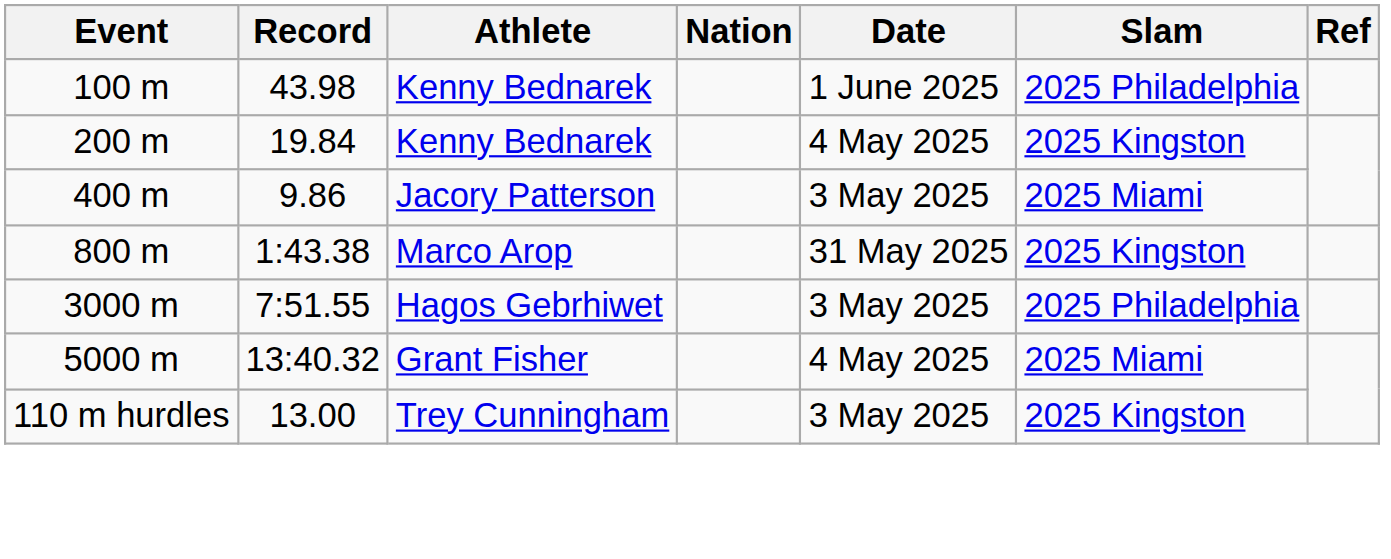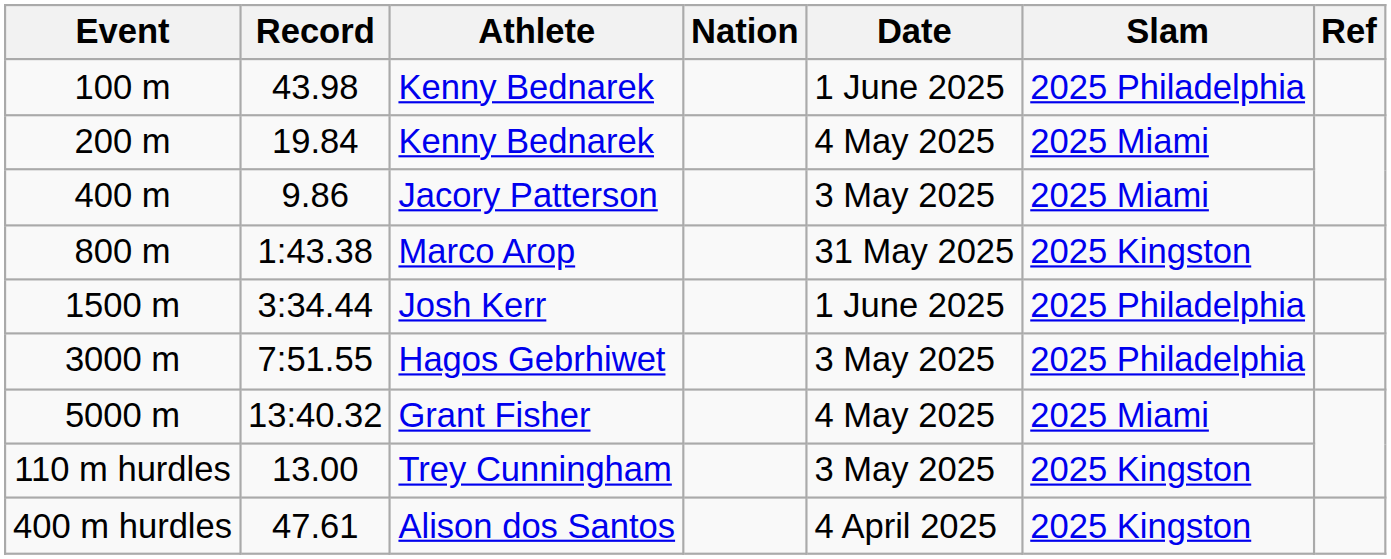(1135, 141) 2025 Kingston -> (1120, 141) 2025 Miami
+ row: (123, 305)
+ row: (123, 525)
